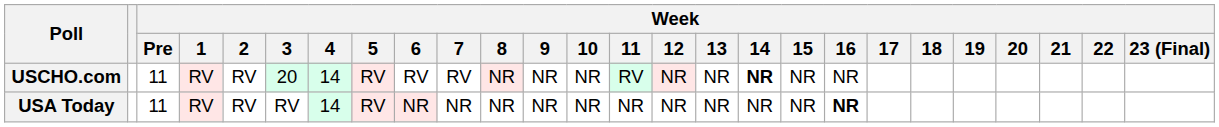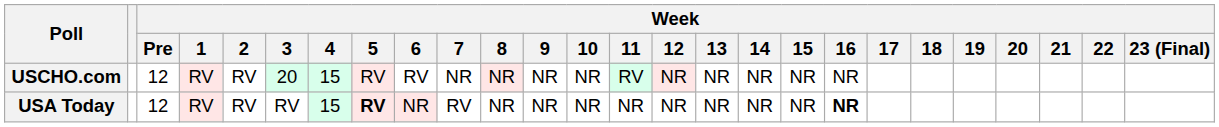(158, 77) 11 -> (158, 77) 12
(330, 77) 14 -> (330, 77) 15
(459, 77) RV -> (459, 77) NR
(760, 77) bold -> (760, 77) normal
(158, 106) 11 -> (158, 106) 12
(330, 106) 14 -> (330, 106) 15
(373, 106) normal -> (373, 106) bold
(459, 106) NR -> (459, 106) RV
